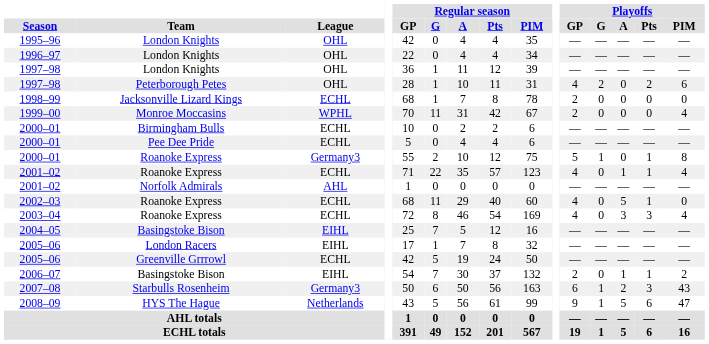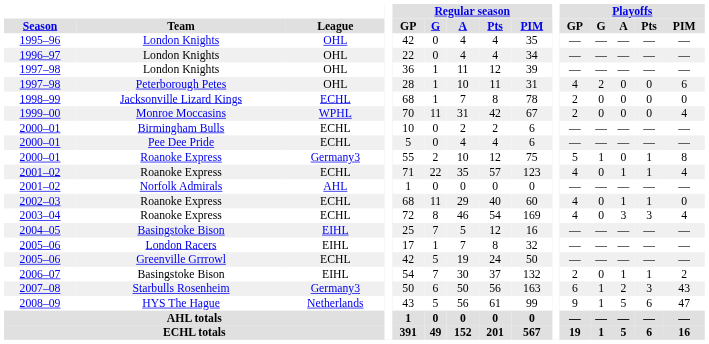(649, 84) 2 -> (649, 84) 0
(623, 201) 5 -> (623, 201) 1
